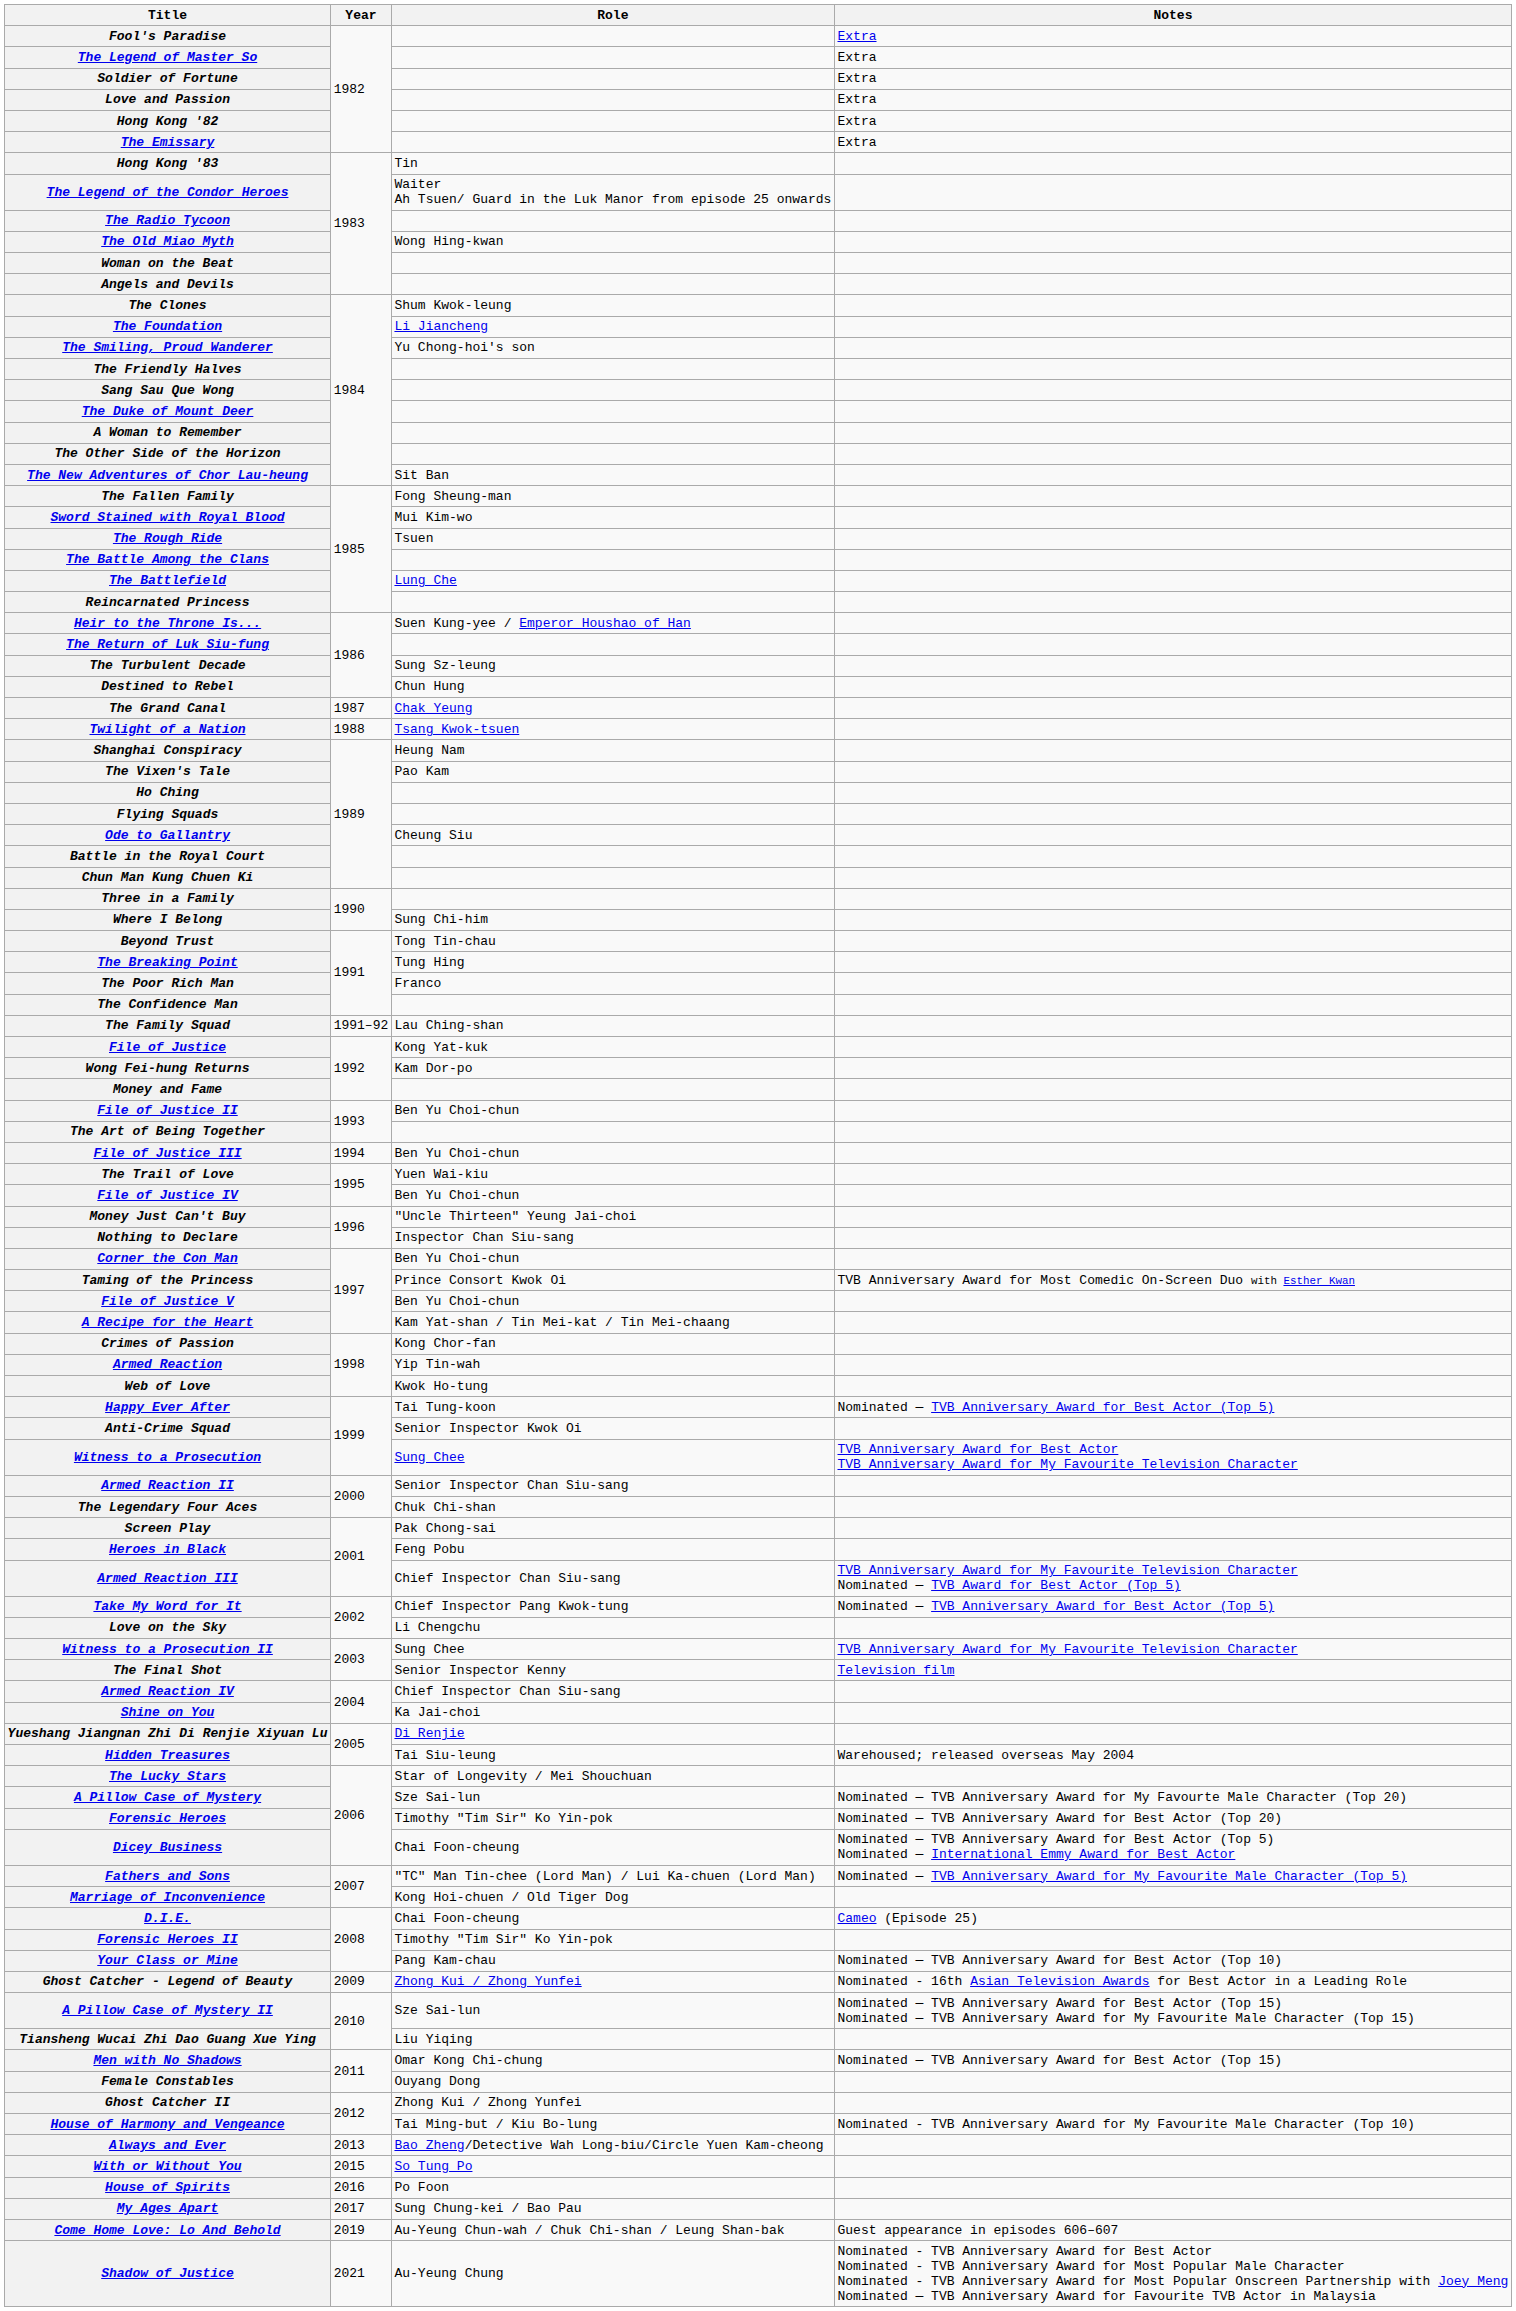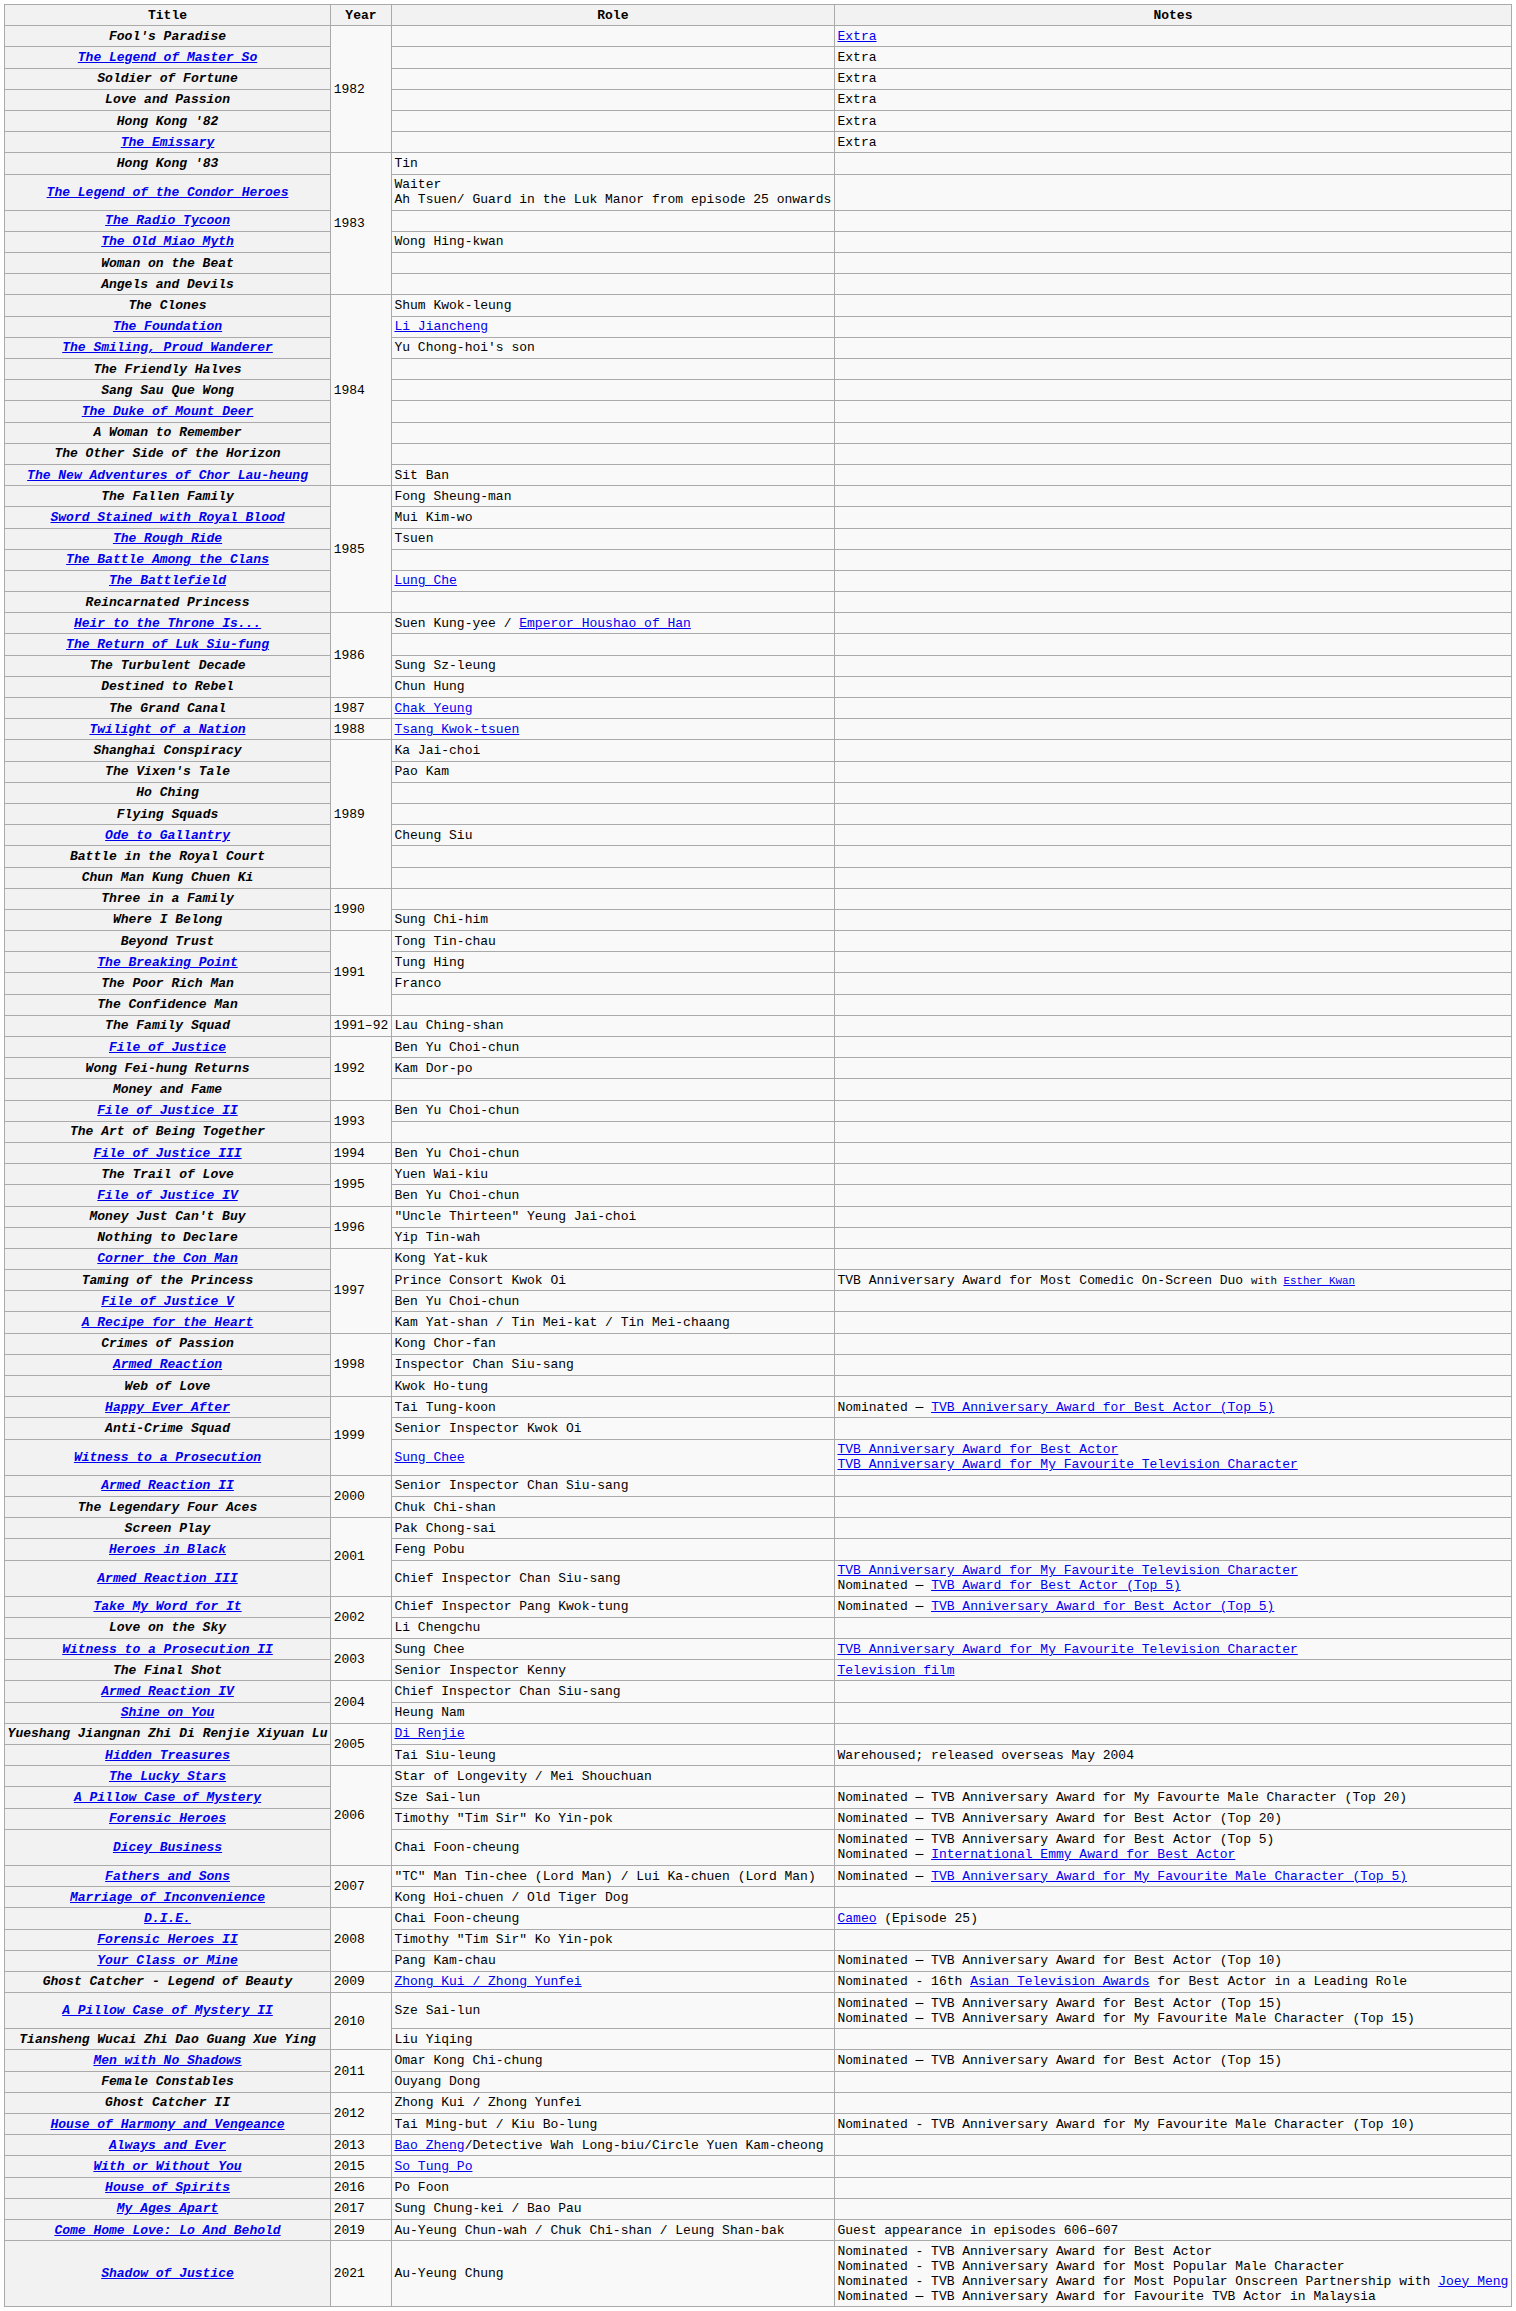(430, 750) Heung Nam -> (437, 750) Ka Jai-choi
(441, 1047) Kong Yat-kuk -> (457, 1047) Ben Yu Choi-chun
(484, 1238) Inspector Chan Siu-sang -> (437, 1238) Yip Tin-wah
(457, 1259) Ben Yu Choi-chun -> (441, 1259) Kong Yat-kuk
(437, 1365) Yip Tin-wah -> (484, 1365) Inspector Chan Siu-sang
(437, 1713) Ka Jai-choi -> (430, 1713) Heung Nam
